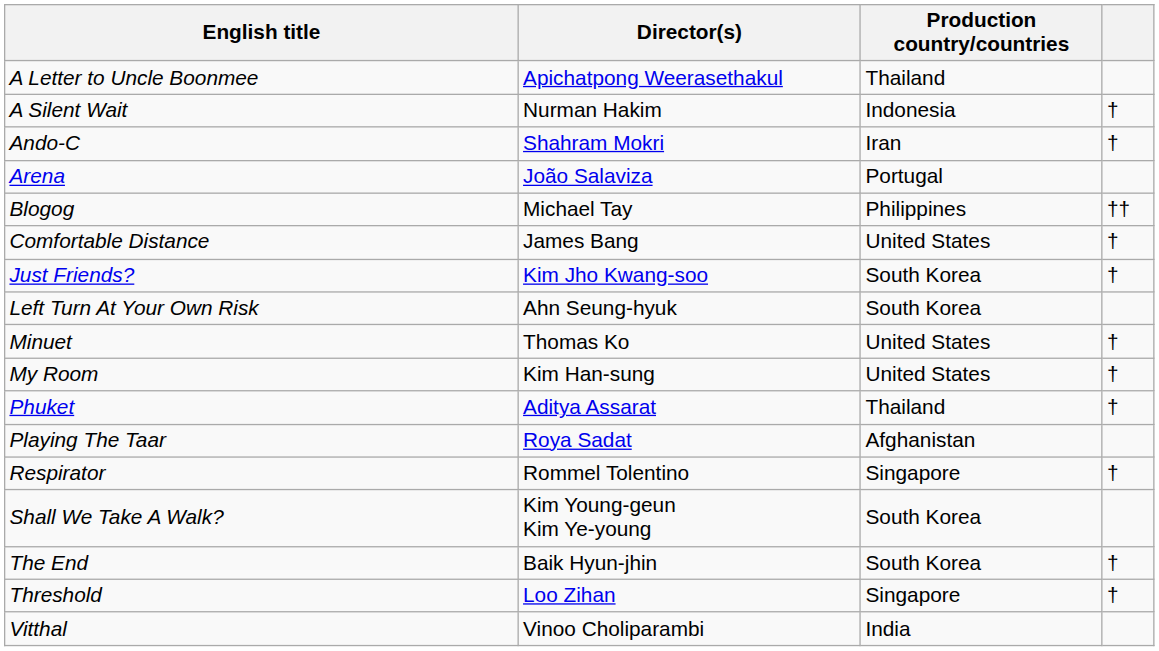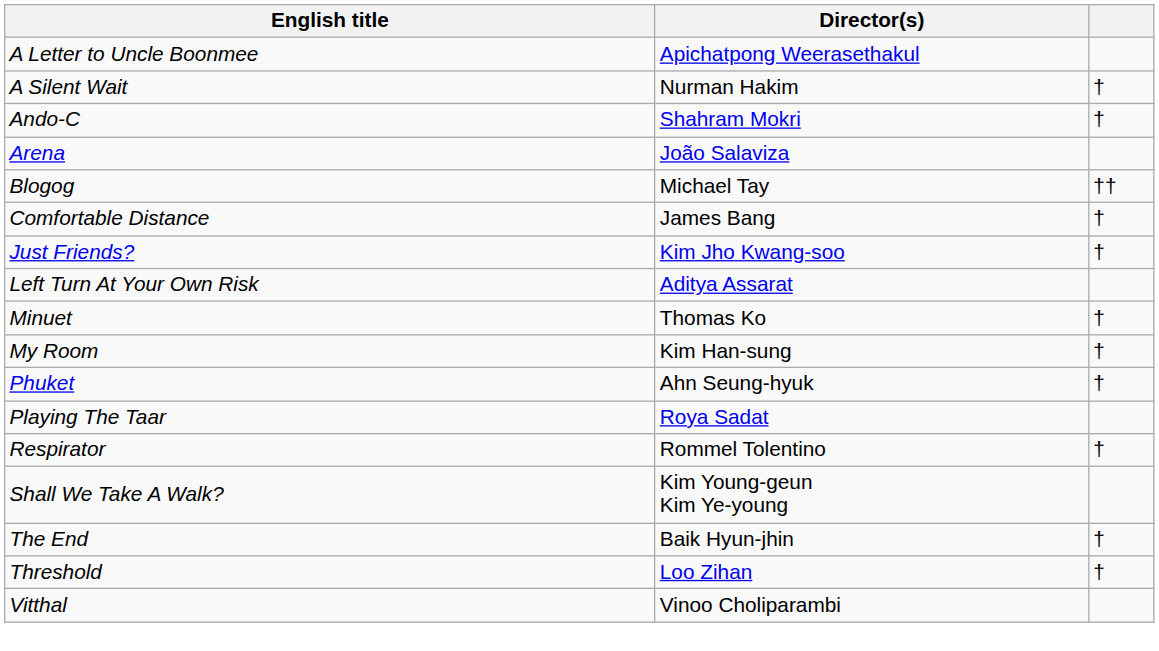- column: (981, 32)
(600, 308) Ahn Seung-hyuk -> (726, 284) Aditya Assarat
(590, 407) Aditya Assarat -> (737, 383) Ahn Seung-hyuk
